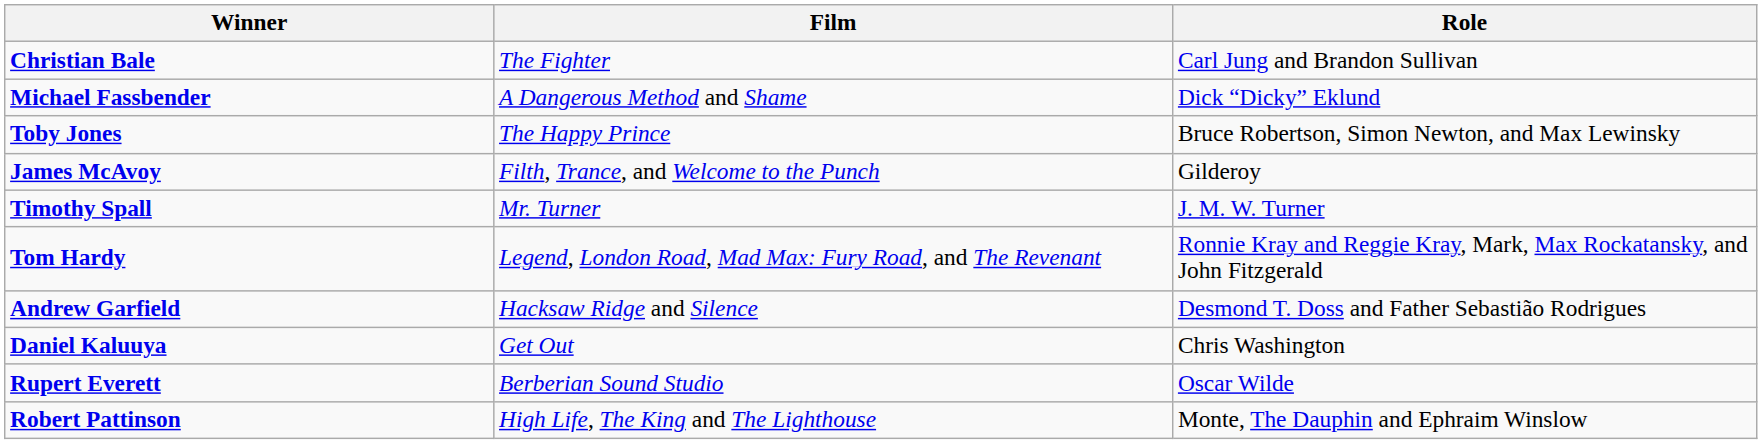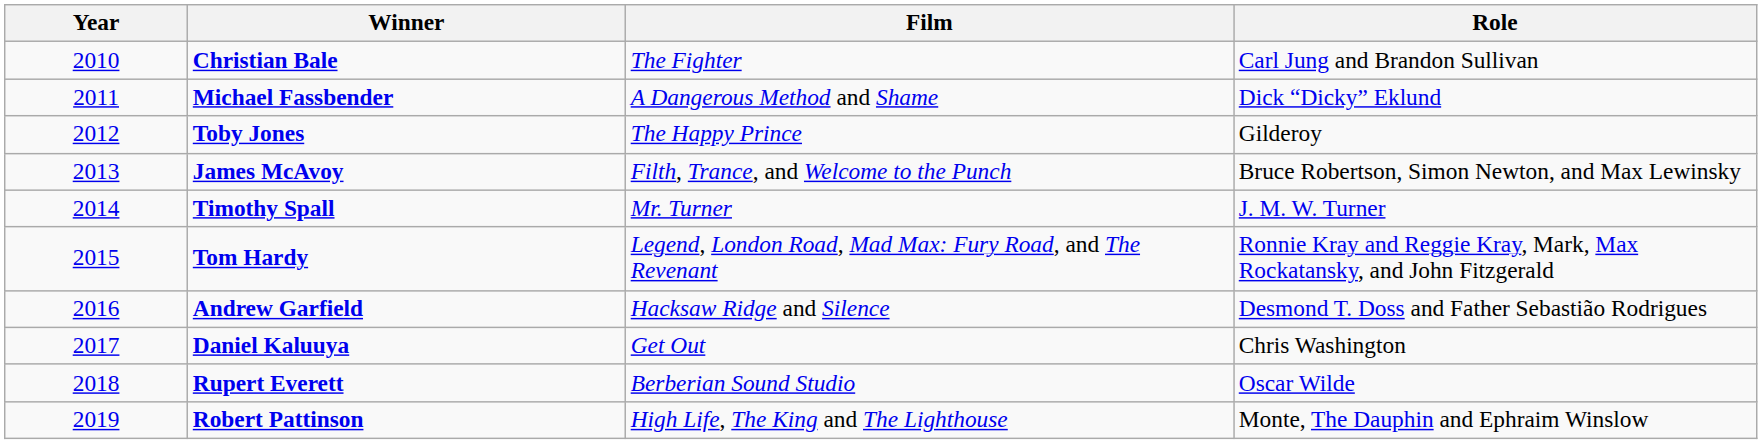+ column: (96, 23)
(1429, 134) Bruce Robertson, Simon Newton, and Max Lewinsky -> (1280, 134) Gilderoy
(1219, 171) Gilderoy -> (1490, 171) Bruce Robertson, Simon Newton, and Max Lewinsky
